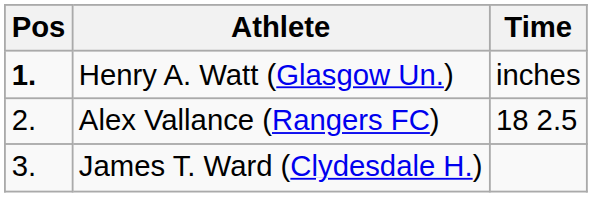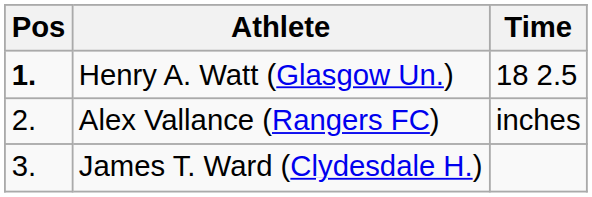(538, 74) inches -> (537, 74) 18 2.5
(537, 120) 18 2.5 -> (538, 120) inches
